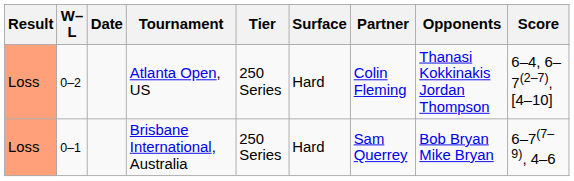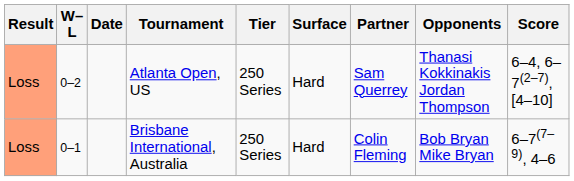(380, 81) Colin Fleming -> (381, 81) Sam Querrey
(381, 147) Sam Querrey -> (380, 147) Colin Fleming
